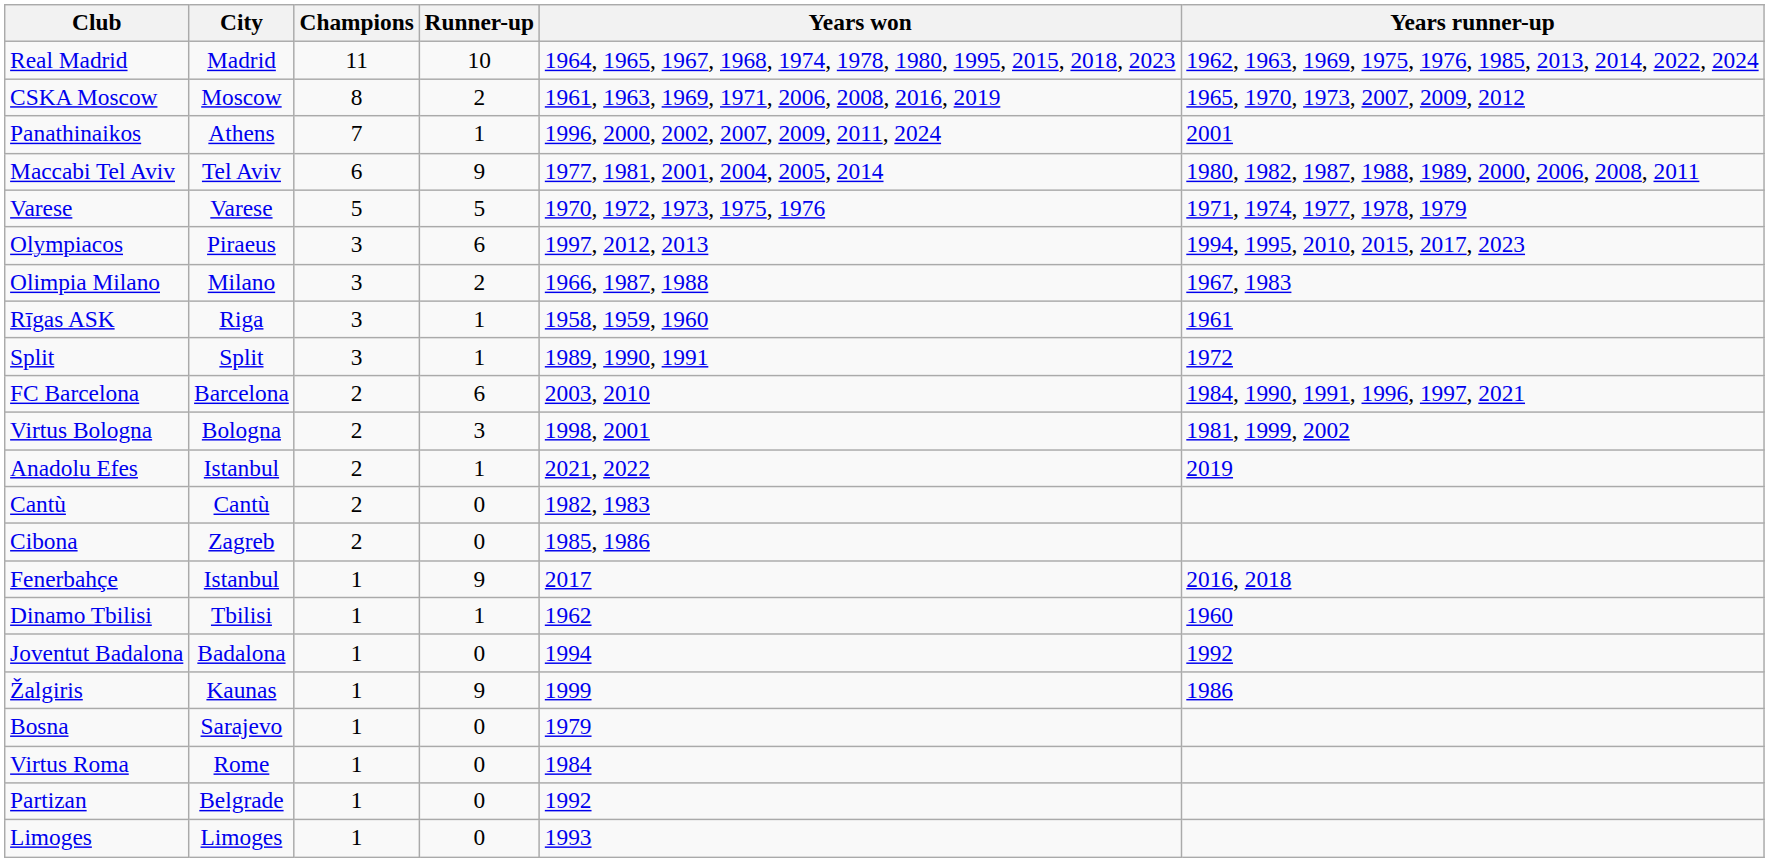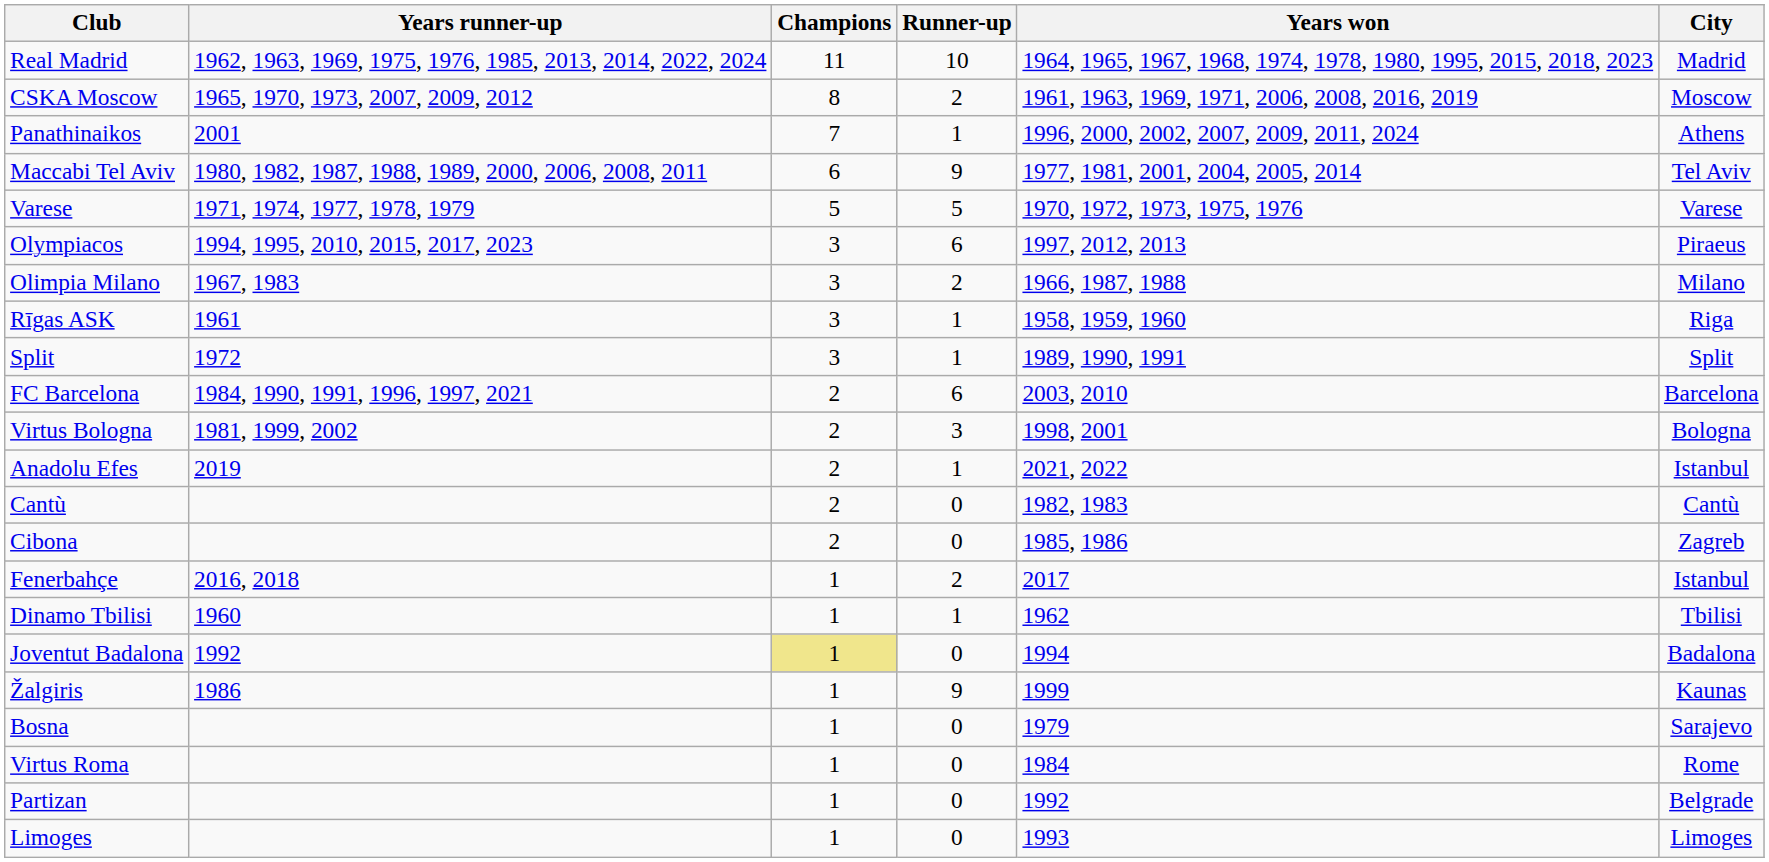columns swapped: (241, 23) <-> (1472, 23)
(479, 578) 9 -> (957, 578) 2
(357, 652) no background -> (834, 652) khaki background
